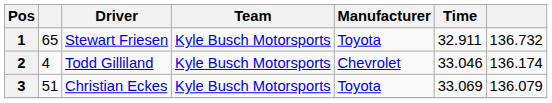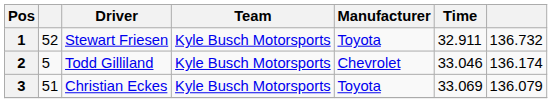(50, 40) 65 -> (50, 40) 52
(46, 63) 4 -> (46, 63) 5
